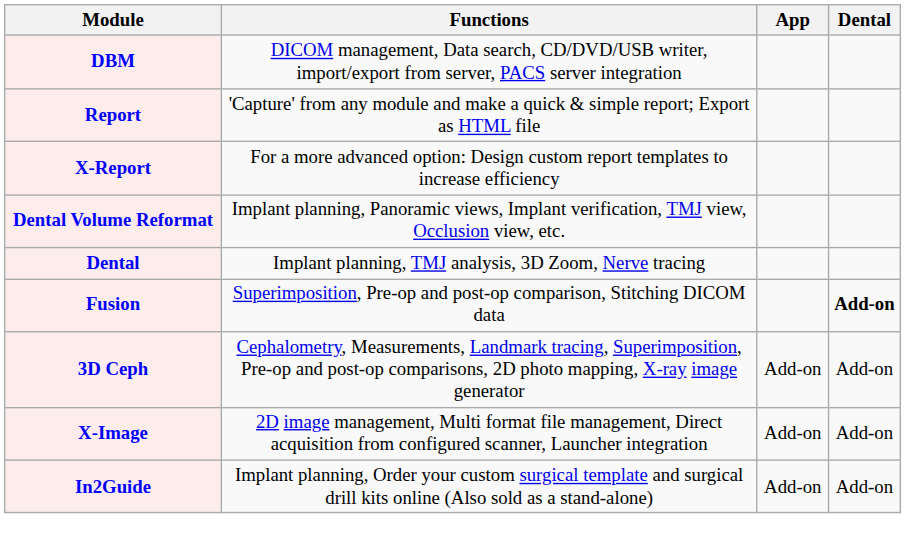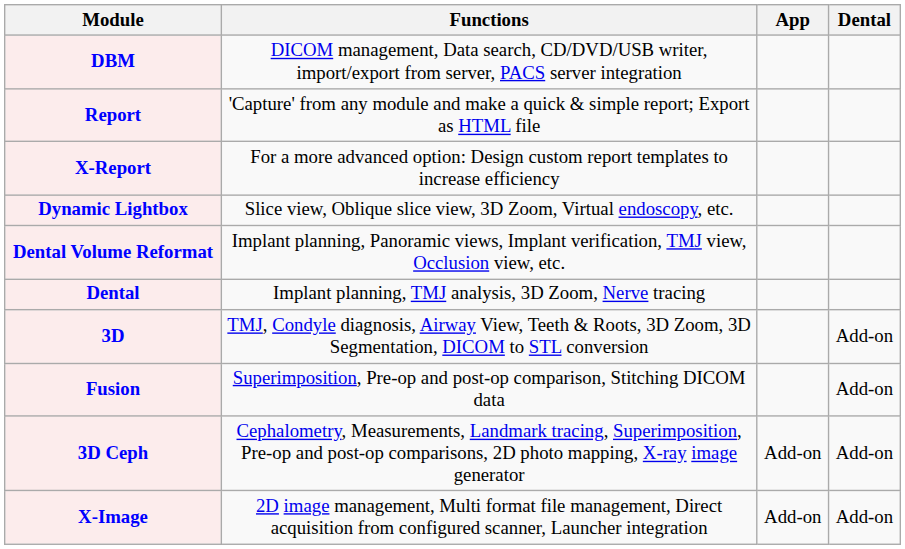+ row: (113, 209)
+ row: (113, 335)
(864, 304) bold -> (864, 388) normal
- row: (113, 485)
